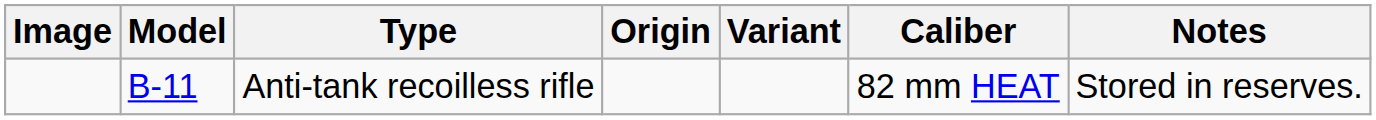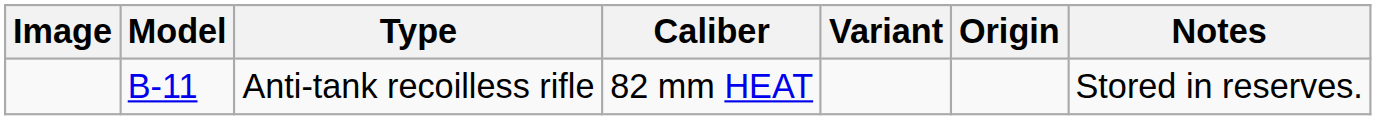columns swapped: (958, 31) <-> (661, 31)
